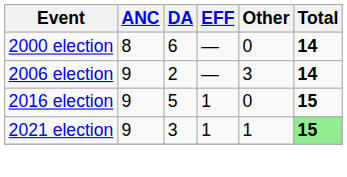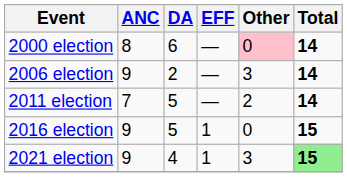(247, 46) no background -> (247, 46) pink background
+ row: (60, 102)
(173, 130) 3 -> (173, 158) 4
(247, 130) 1 -> (247, 158) 3
